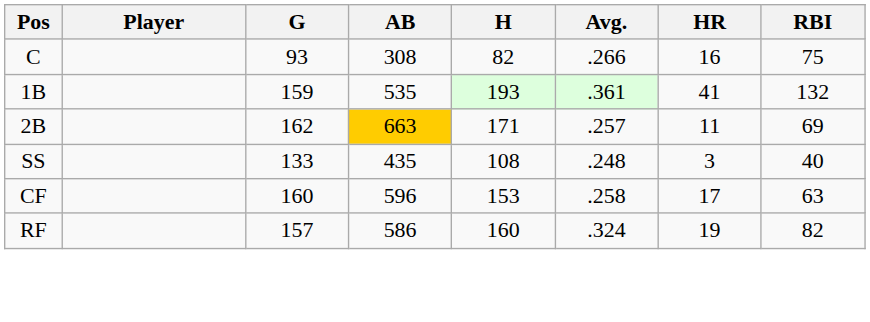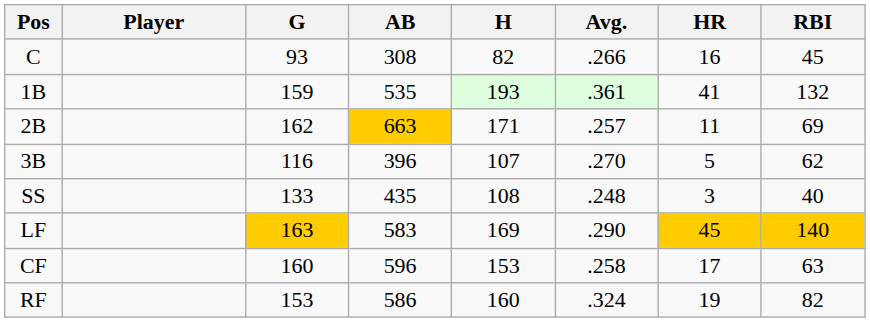(813, 56) 75 -> (813, 56) 45
+ row: (33, 160)
+ row: (33, 230)
(297, 230) 157 -> (297, 299) 153
